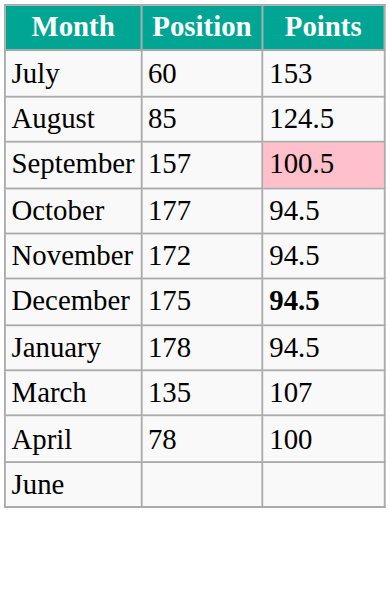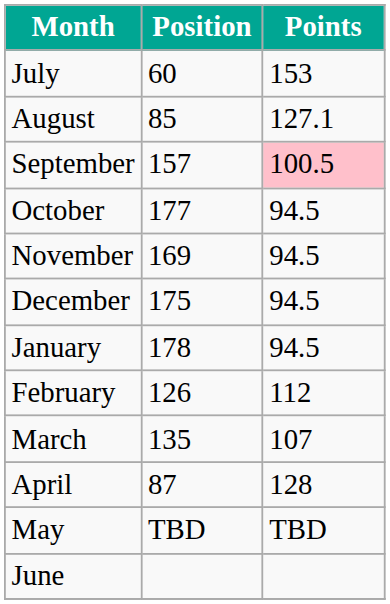(302, 118) 124.5 -> (302, 118) 127.1
(170, 255) 172 -> (170, 255) 169
(294, 301) bold -> (294, 301) normal
+ row: (64, 392)
(162, 438) 78 -> (162, 484) 87
(291, 438) 100 -> (291, 484) 128
+ row: (38, 529)
